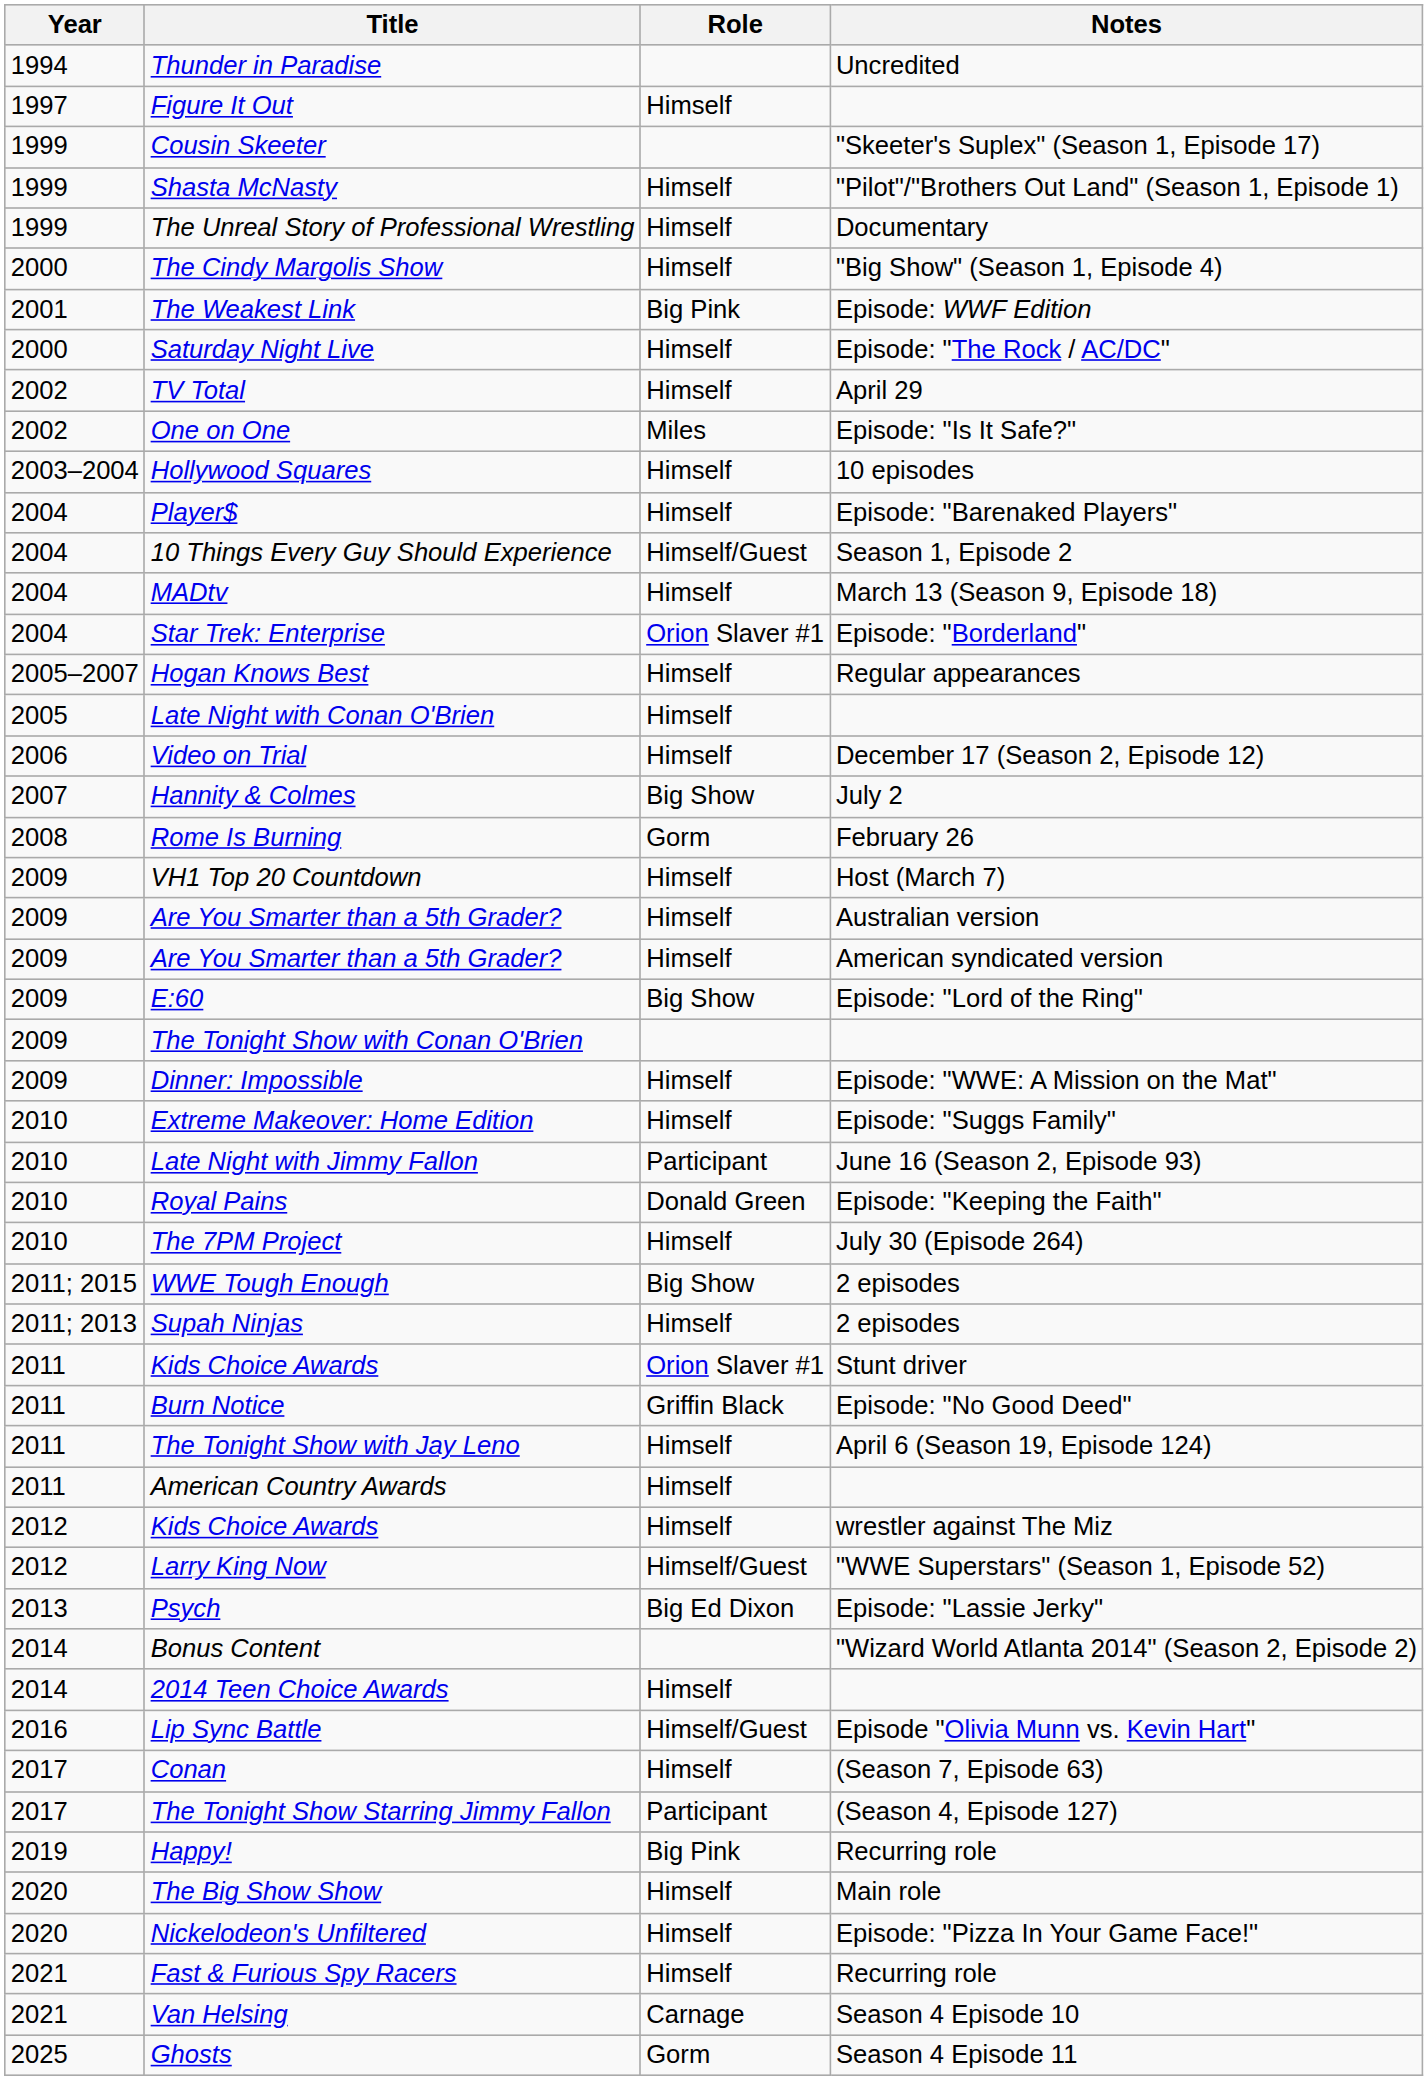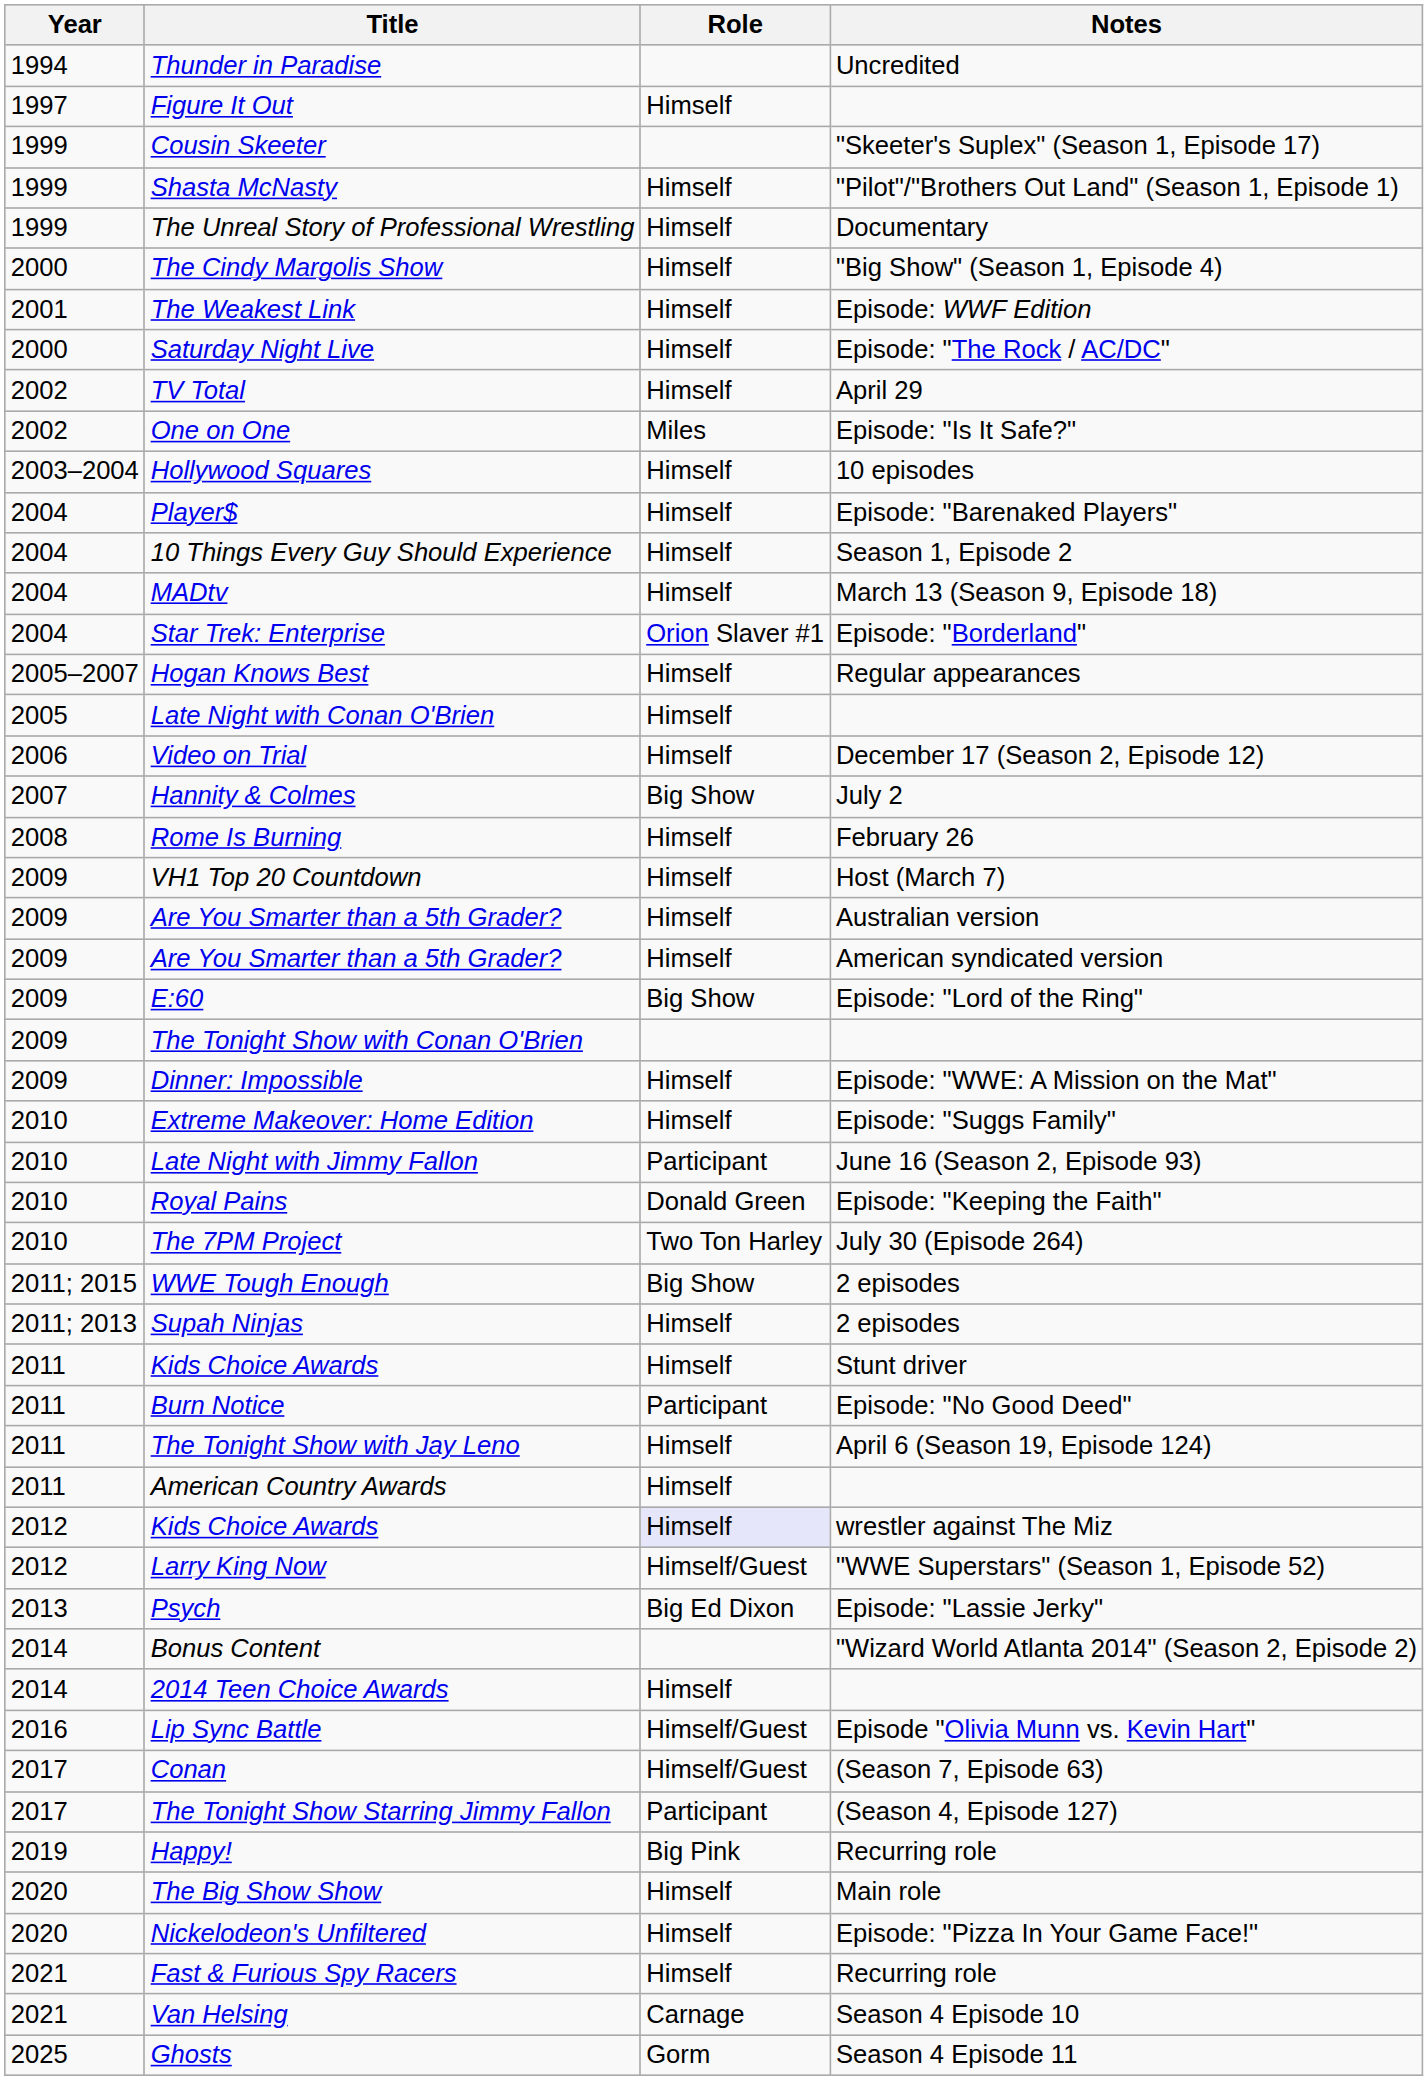(693, 308) Big Pink -> (689, 308) Himself
(727, 552) Himself/Guest -> (689, 552) Himself
(678, 836) Gorm -> (689, 836) Himself
(689, 1242) Himself -> (734, 1242) Two Ton Harley
(735, 1364) Orion Slaver #1 -> (689, 1364) Himself
(715, 1405) Griffin Black -> (707, 1405) Participant
(689, 1526) no background -> (689, 1526) lavender background
(689, 1770) Himself -> (727, 1770) Himself/Guest
